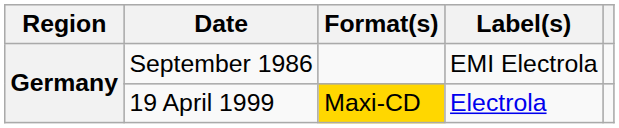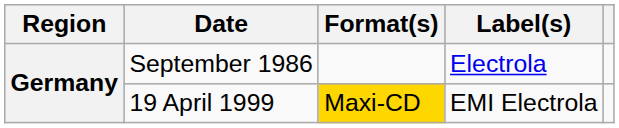(524, 63) EMI Electrola -> (498, 63) Electrola
(498, 102) Electrola -> (524, 102) EMI Electrola
